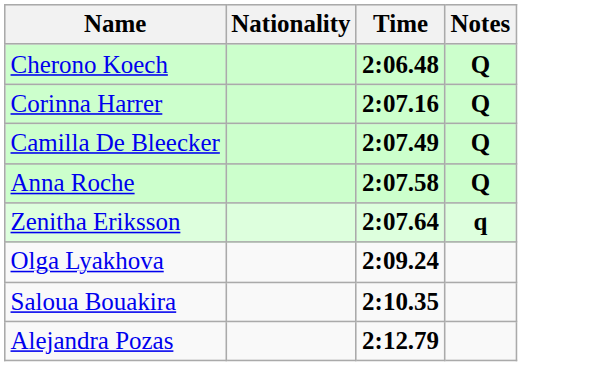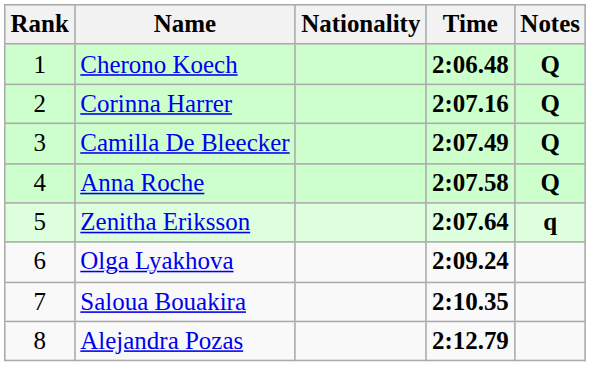+ column: (40, 24)
